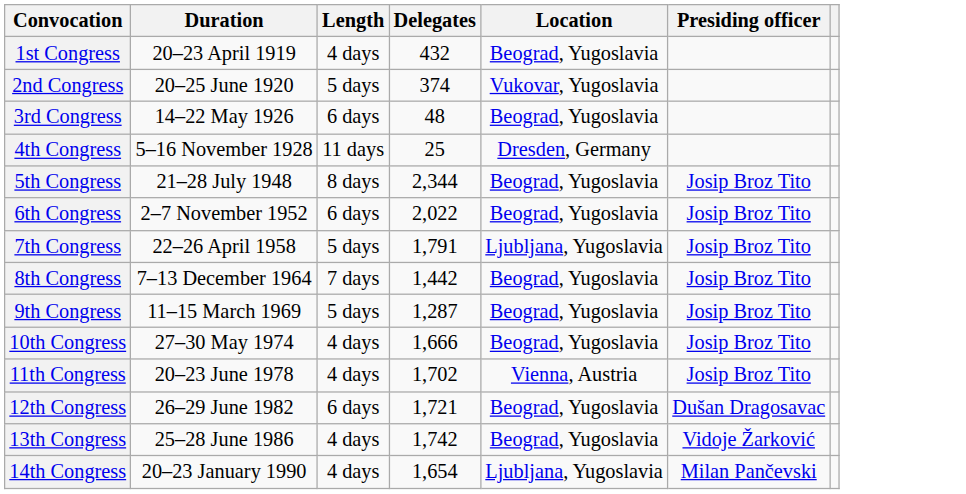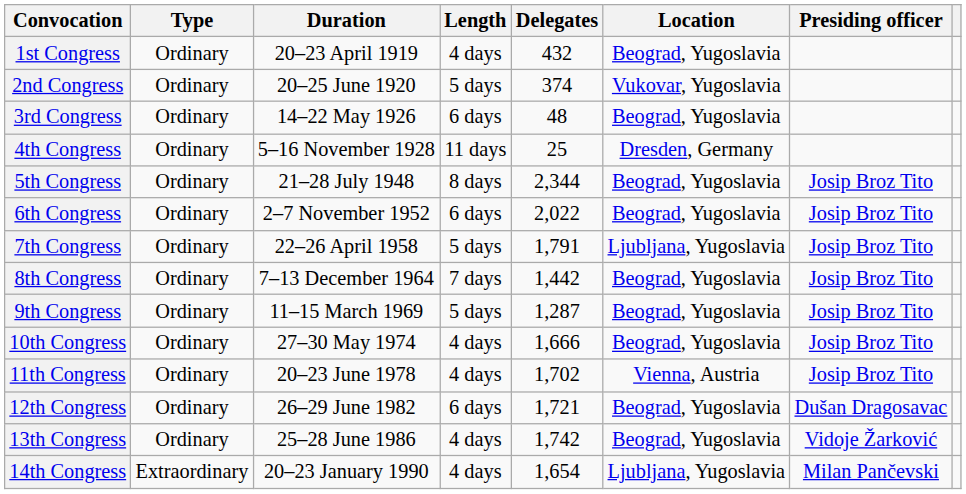+ column: (192, 20)
